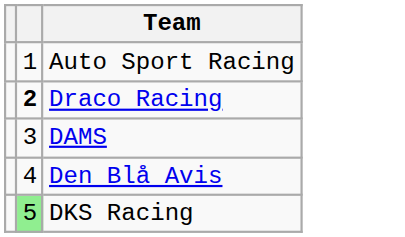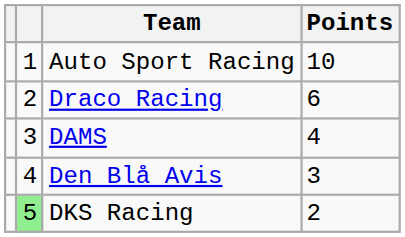+ column: (350, 24)
(30, 100) bold -> (30, 100) normal
